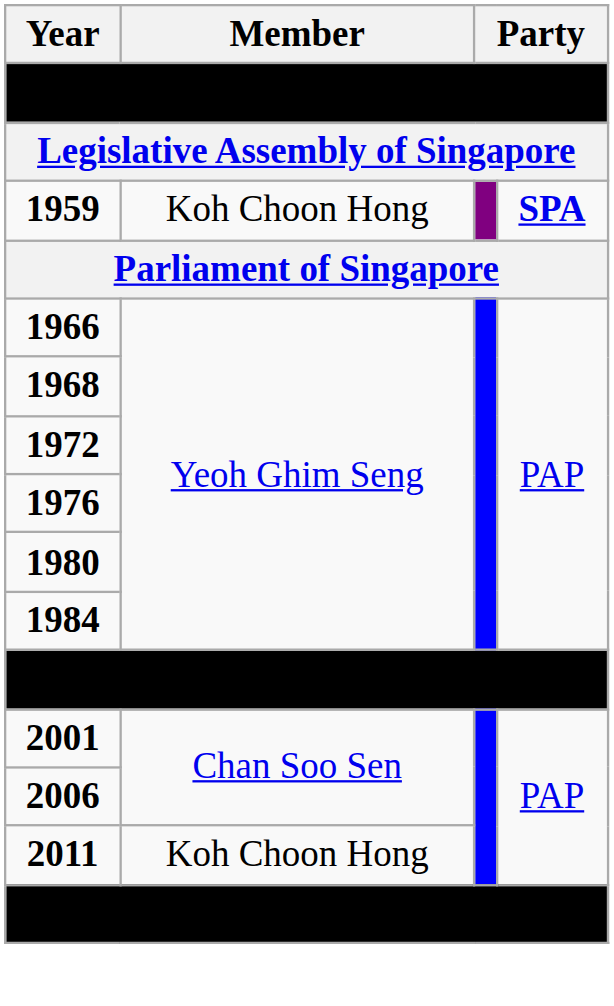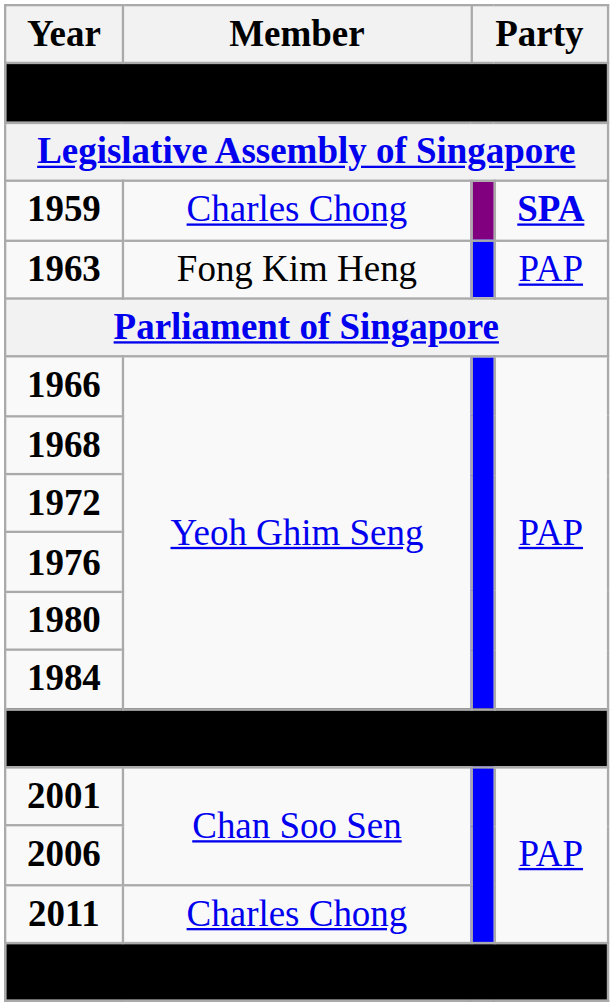(297, 209) Koh Choon Hong -> (297, 209) Charles Chong
+ row: (64, 268)
(297, 854) Koh Choon Hong -> (297, 913) Charles Chong
